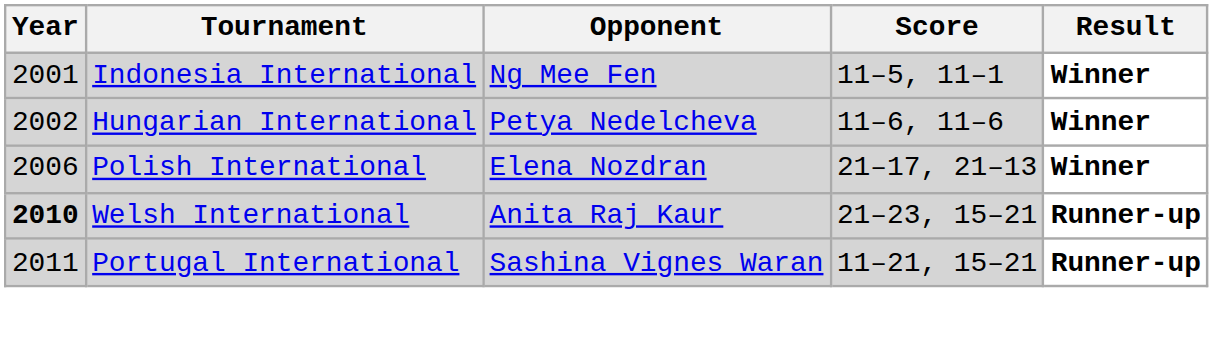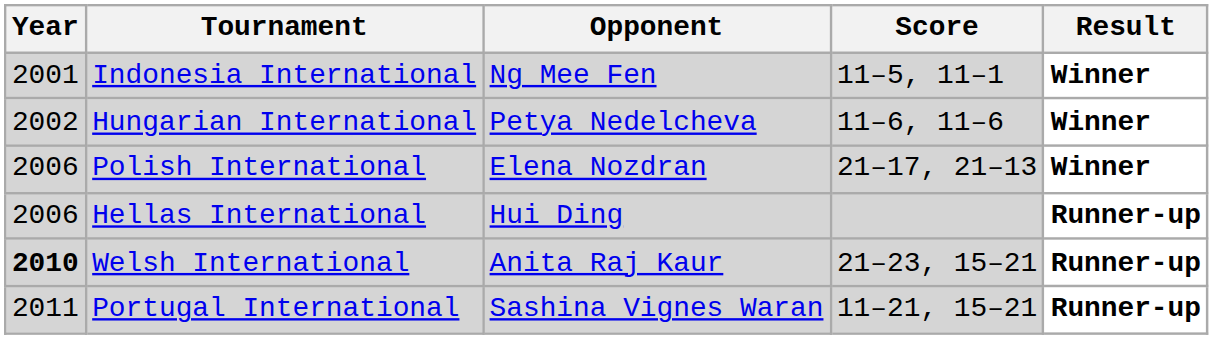+ row: (259, 215)
